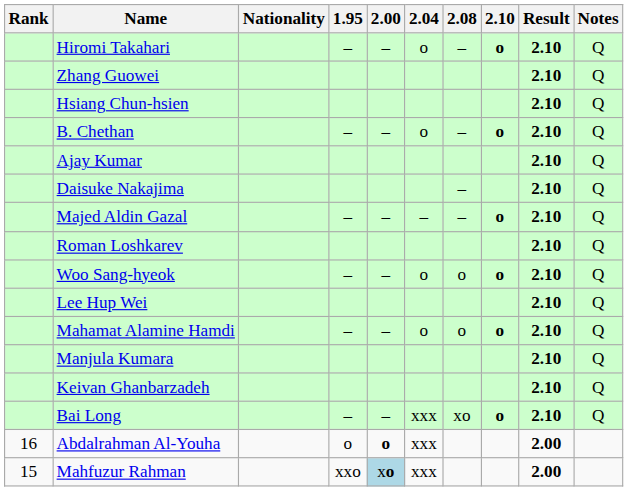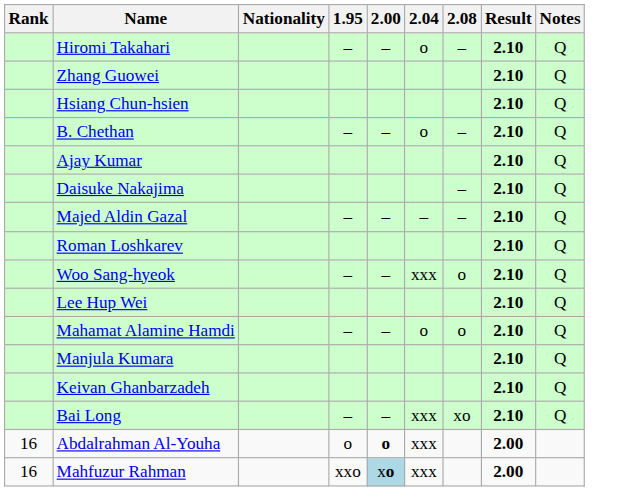- column: (500, 18)
(424, 273) o -> (424, 273) xxx
(29, 471) 15 -> (29, 471) 16
